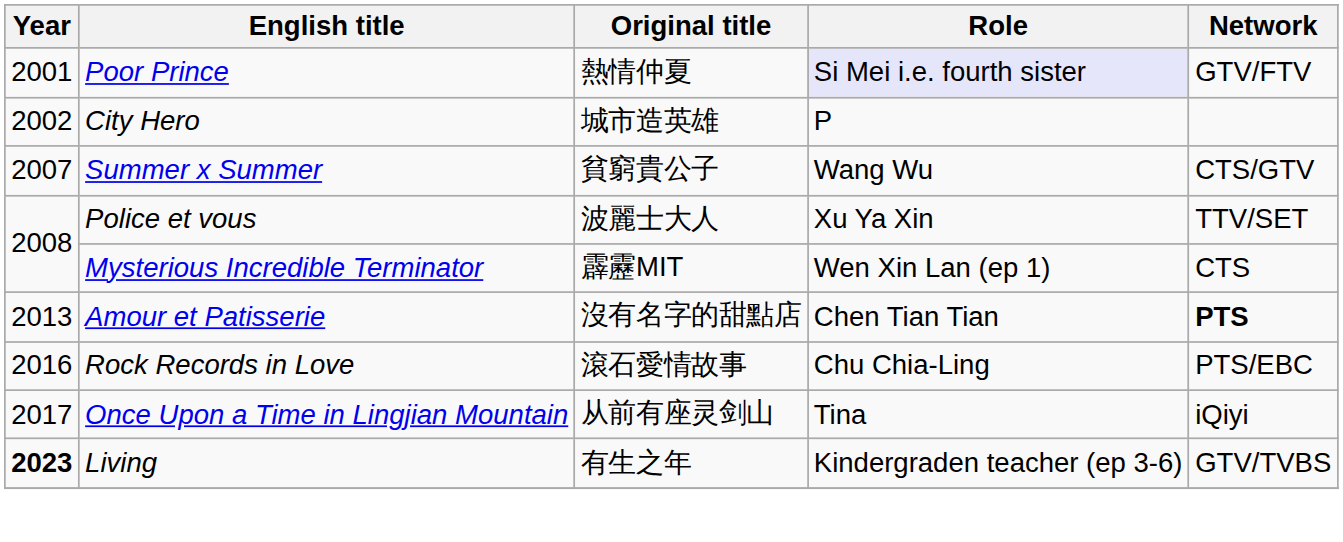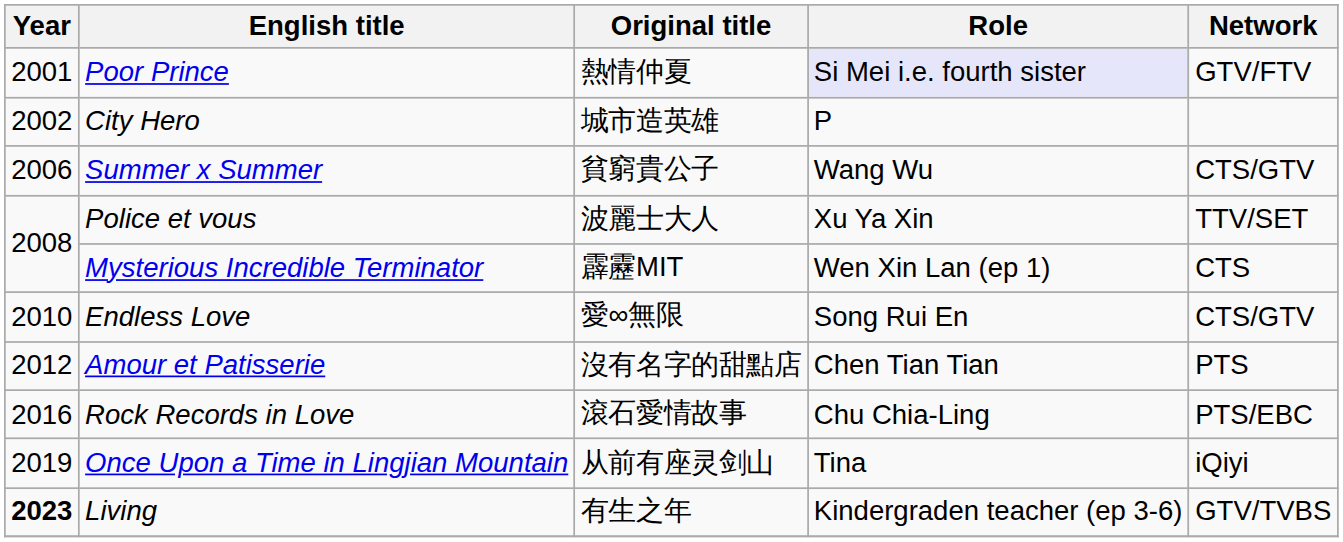(42, 170) 2007 -> (42, 170) 2006
+ row: (168, 316)
(42, 316) 2013 -> (42, 365) 2012
(1222, 316) bold -> (1222, 365) normal
(42, 414) 2017 -> (42, 462) 2019
